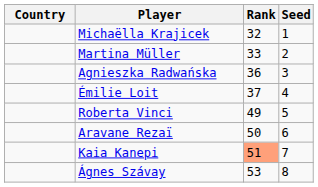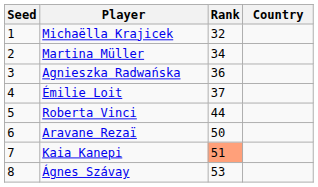columns swapped: (40, 14) <-> (296, 14)
(254, 54) 33 -> (218, 54) 34
(254, 113) 49 -> (218, 113) 44
